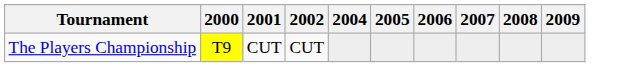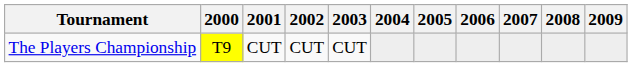+ column: (350, 18)
